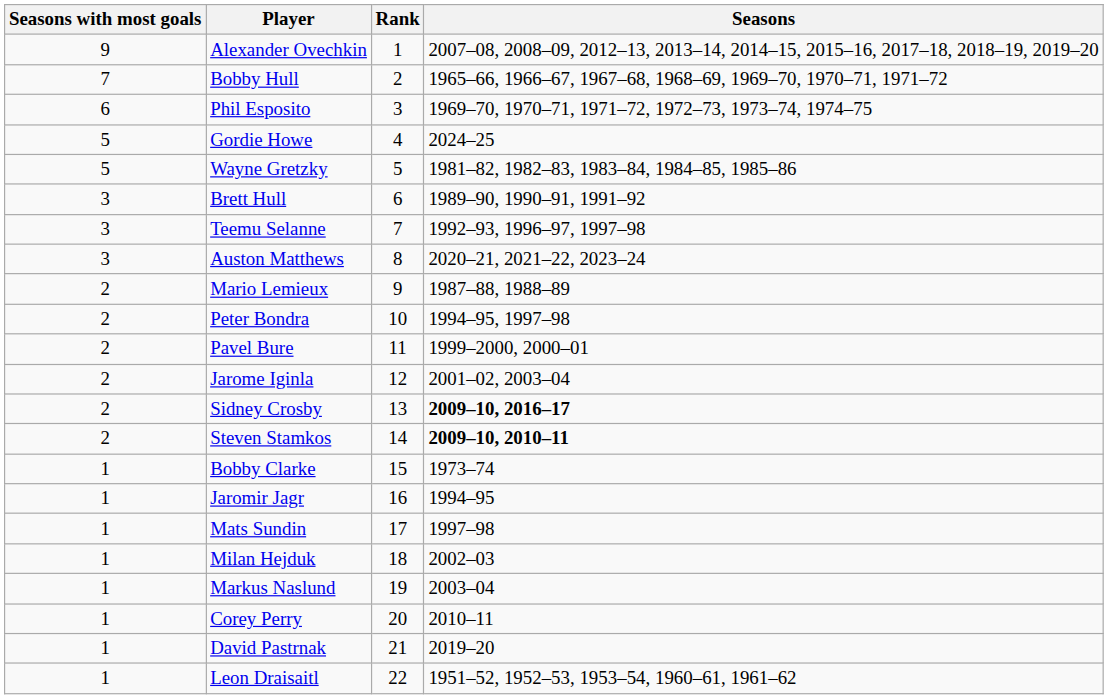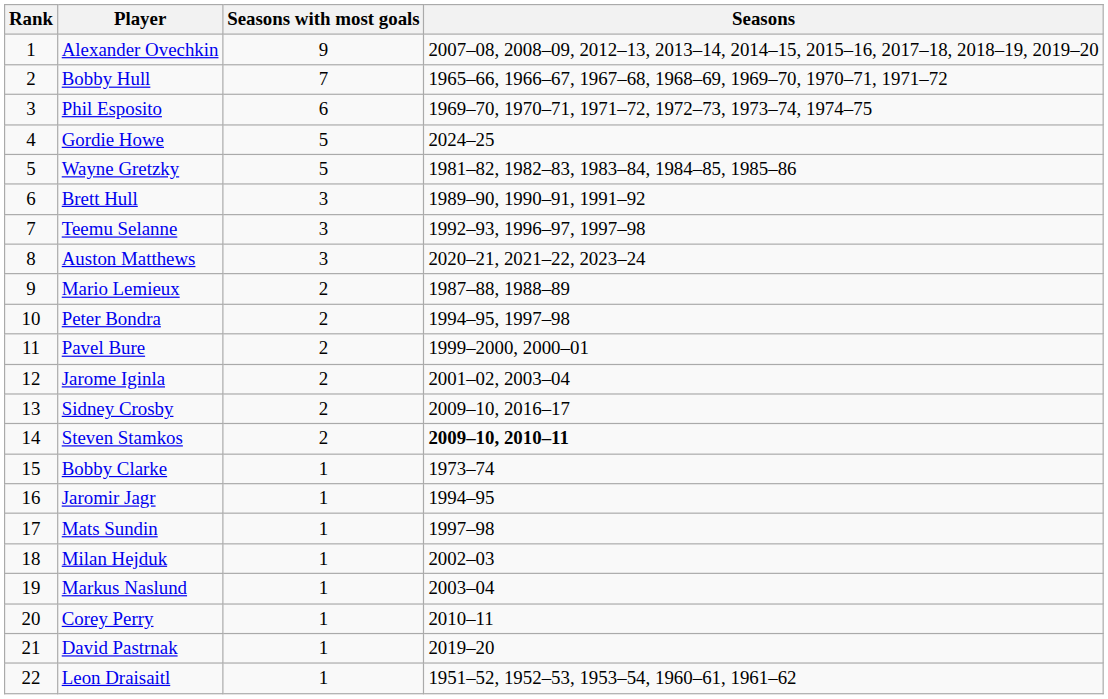columns swapped: (398, 19) <-> (105, 19)
(499, 408) bold -> (499, 408) normal
